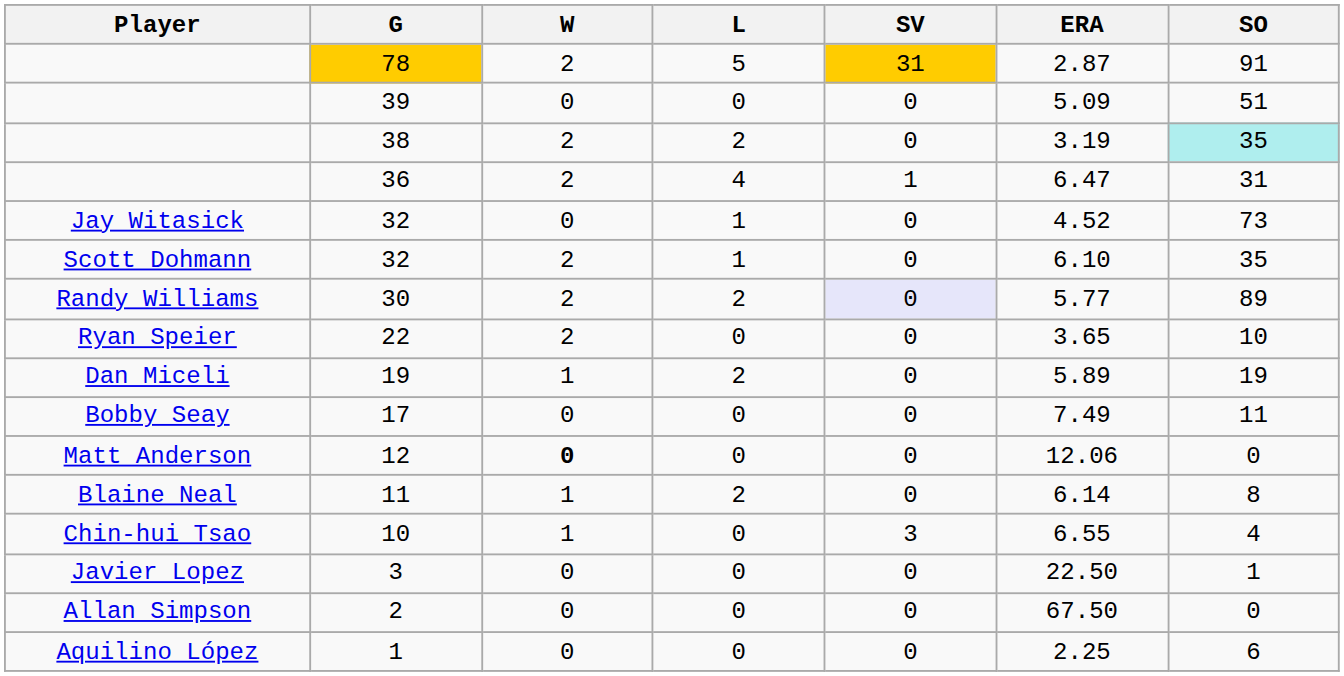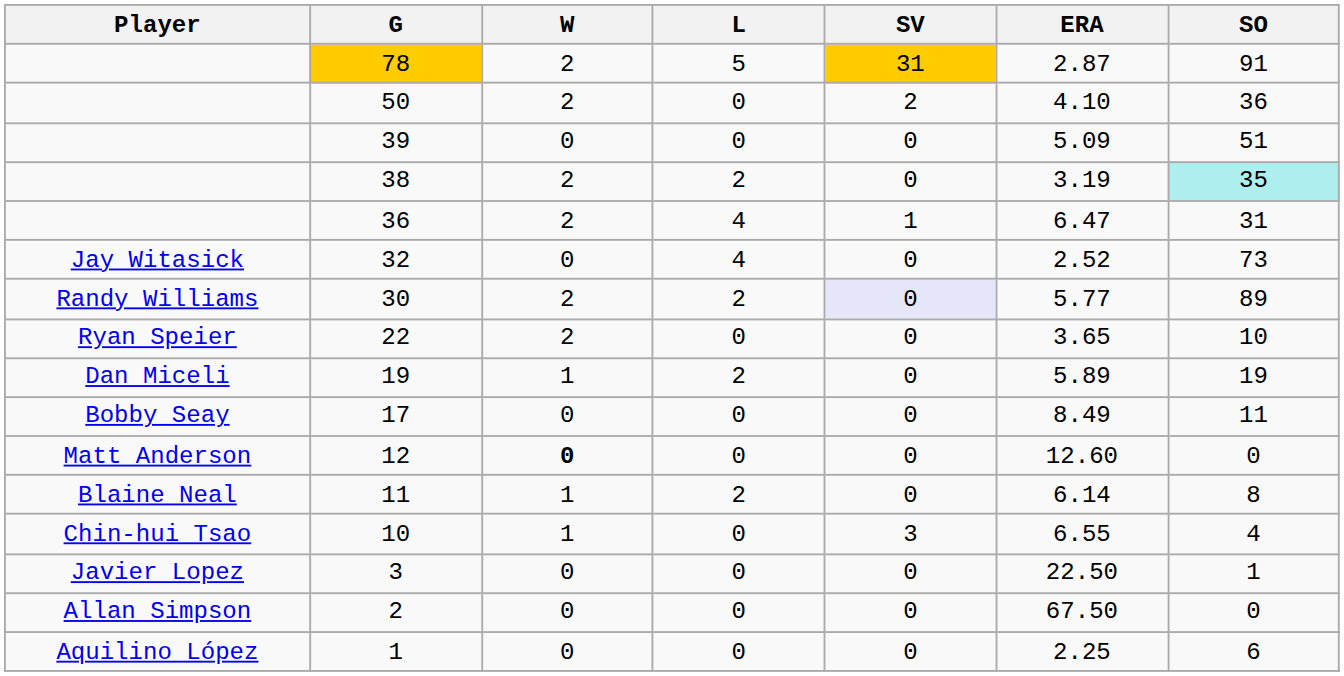+ row: (157, 103)
(739, 221) 1 -> (739, 260) 4
(1082, 221) 4.52 -> (1082, 260) 2.52
- row: (157, 260)
(1082, 416) 7.49 -> (1082, 416) 8.49
(1082, 456) 12.06 -> (1082, 456) 12.60
